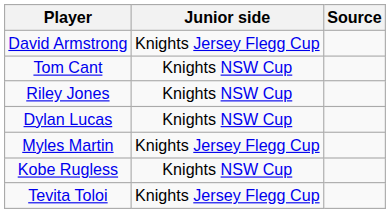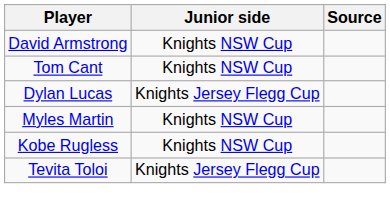(227, 43) Knights Jersey Flegg Cup -> (227, 43) Knights NSW Cup
- row: (68, 94)
(227, 120) Knights NSW Cup -> (227, 94) Knights Jersey Flegg Cup
(227, 145) Knights Jersey Flegg Cup -> (227, 120) Knights NSW Cup
